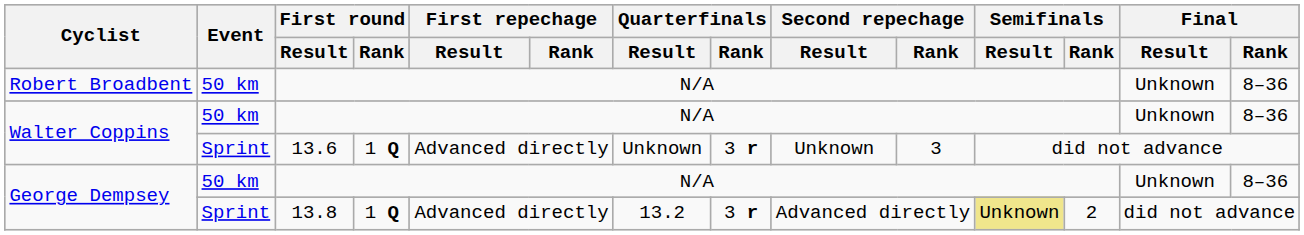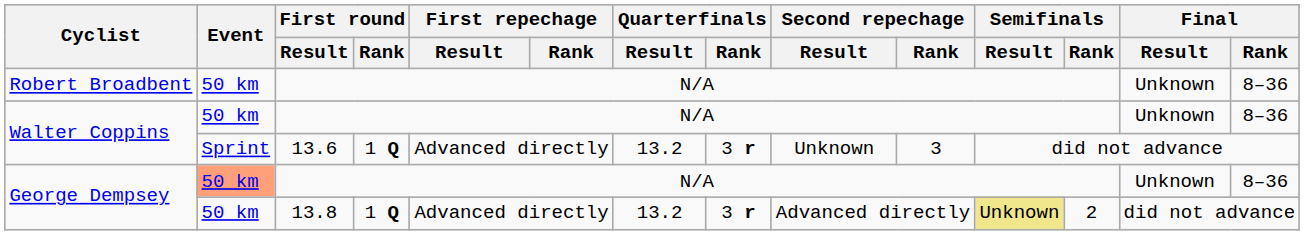(662, 149) Unknown -> (660, 149) 13.2
(230, 181) no background -> (230, 181) lightsalmon background
(236, 213) Sprint -> (230, 213) 50 km
